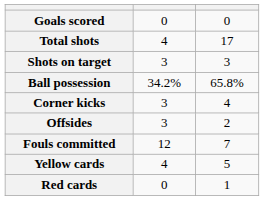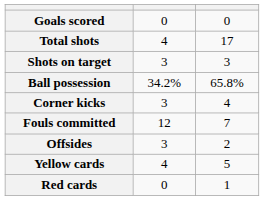rows swapped: (69, 144) <-> (69, 123)
